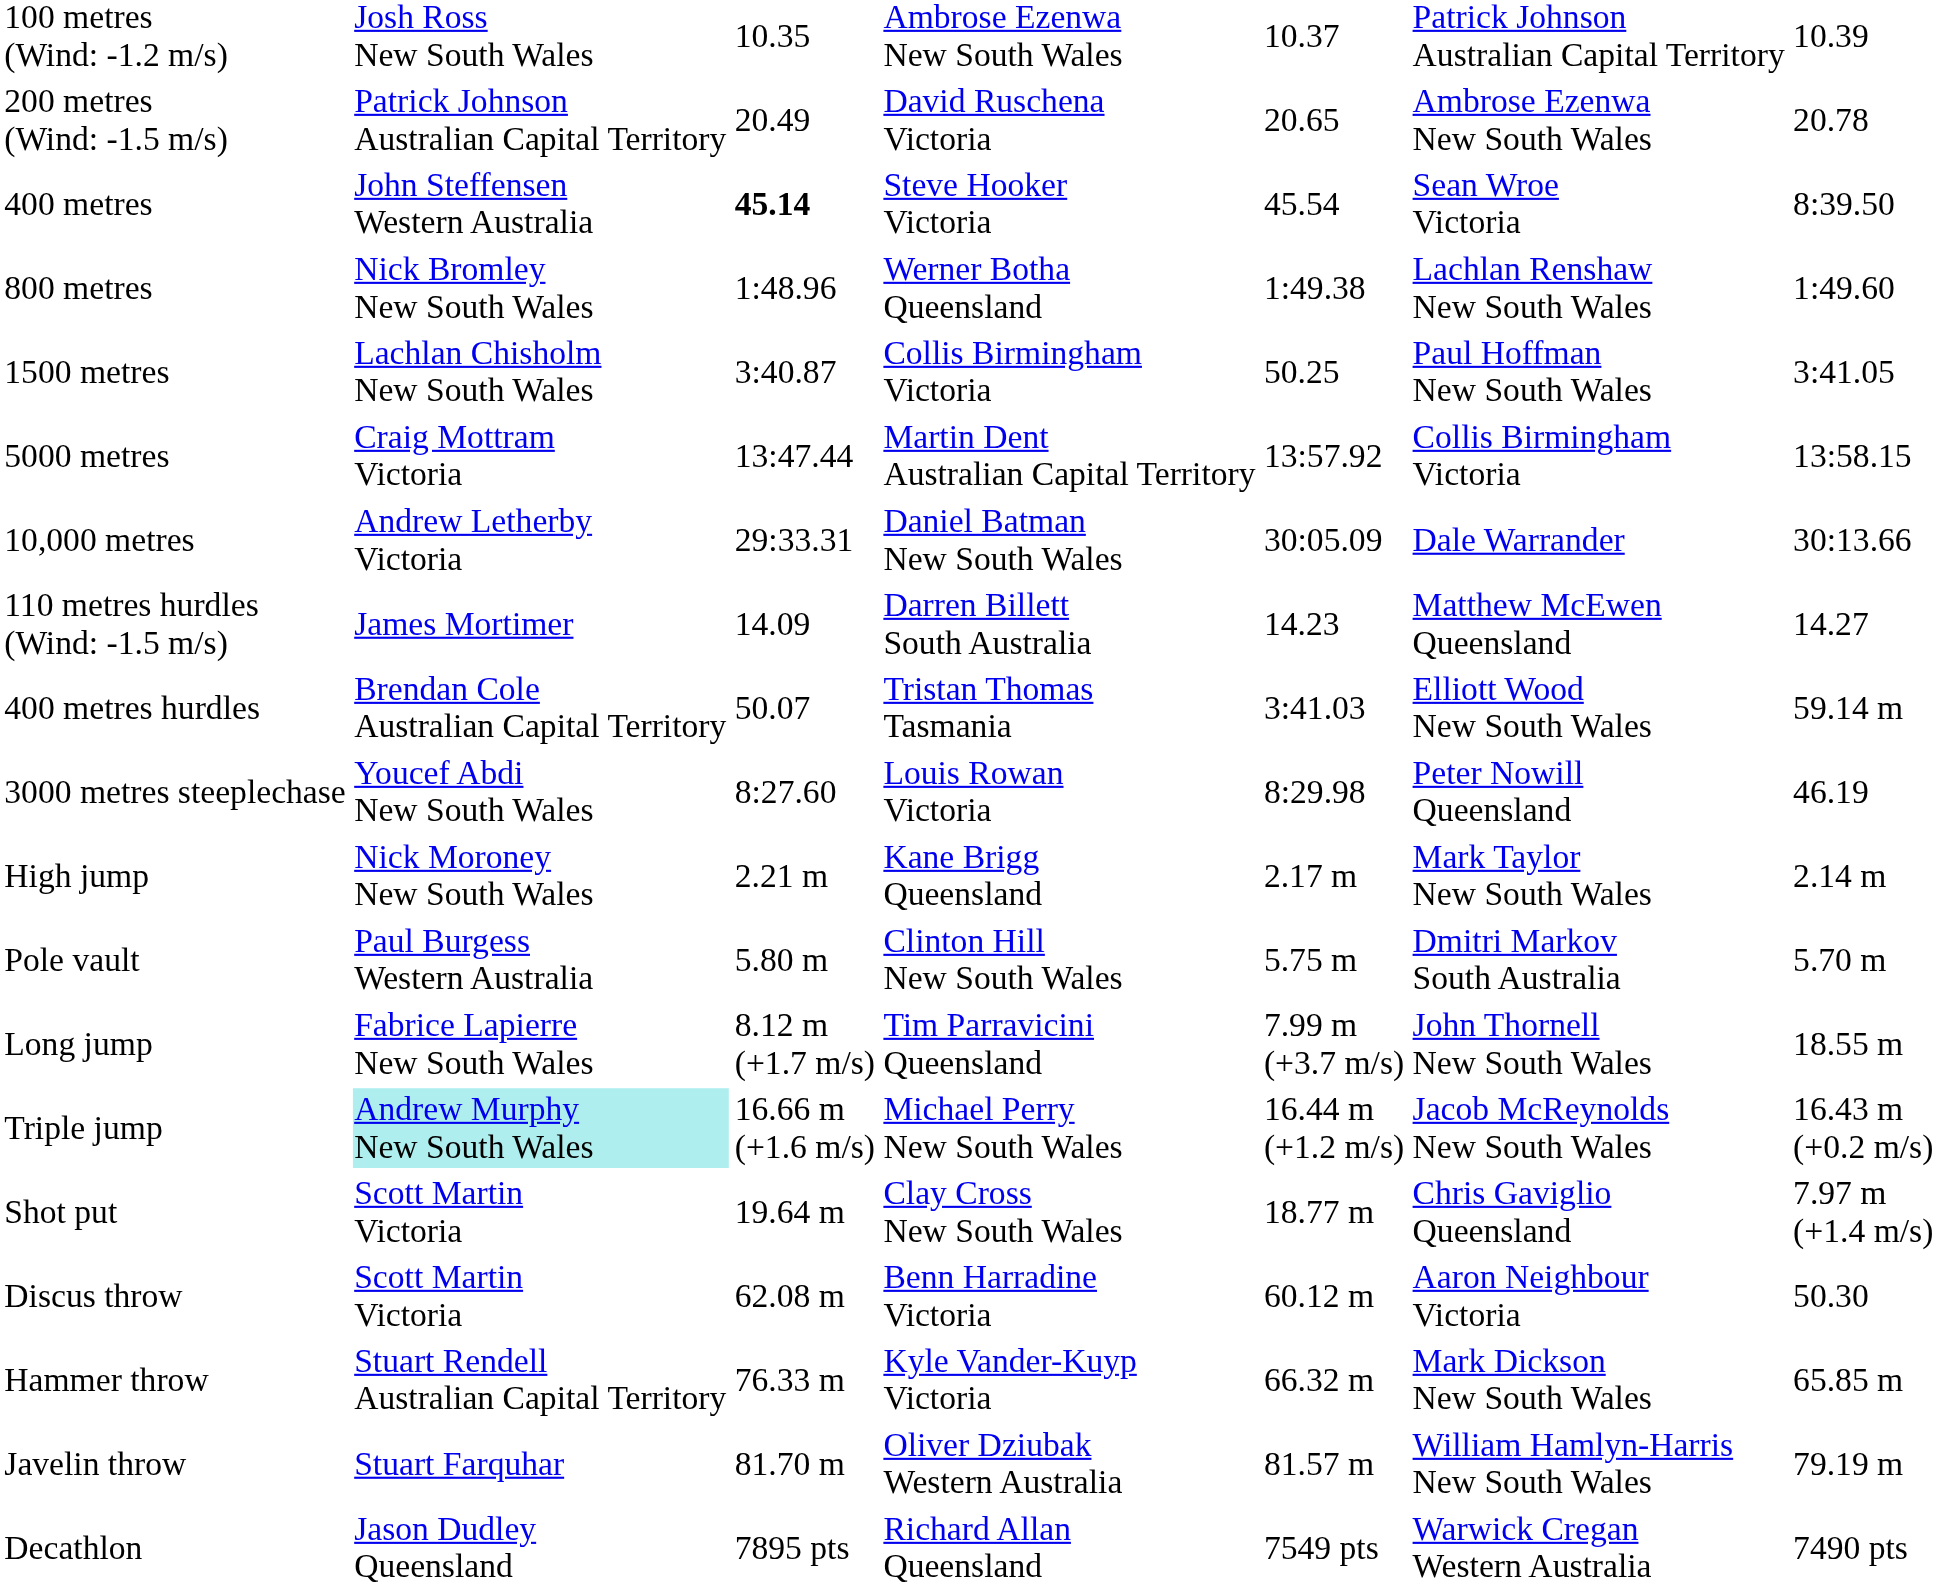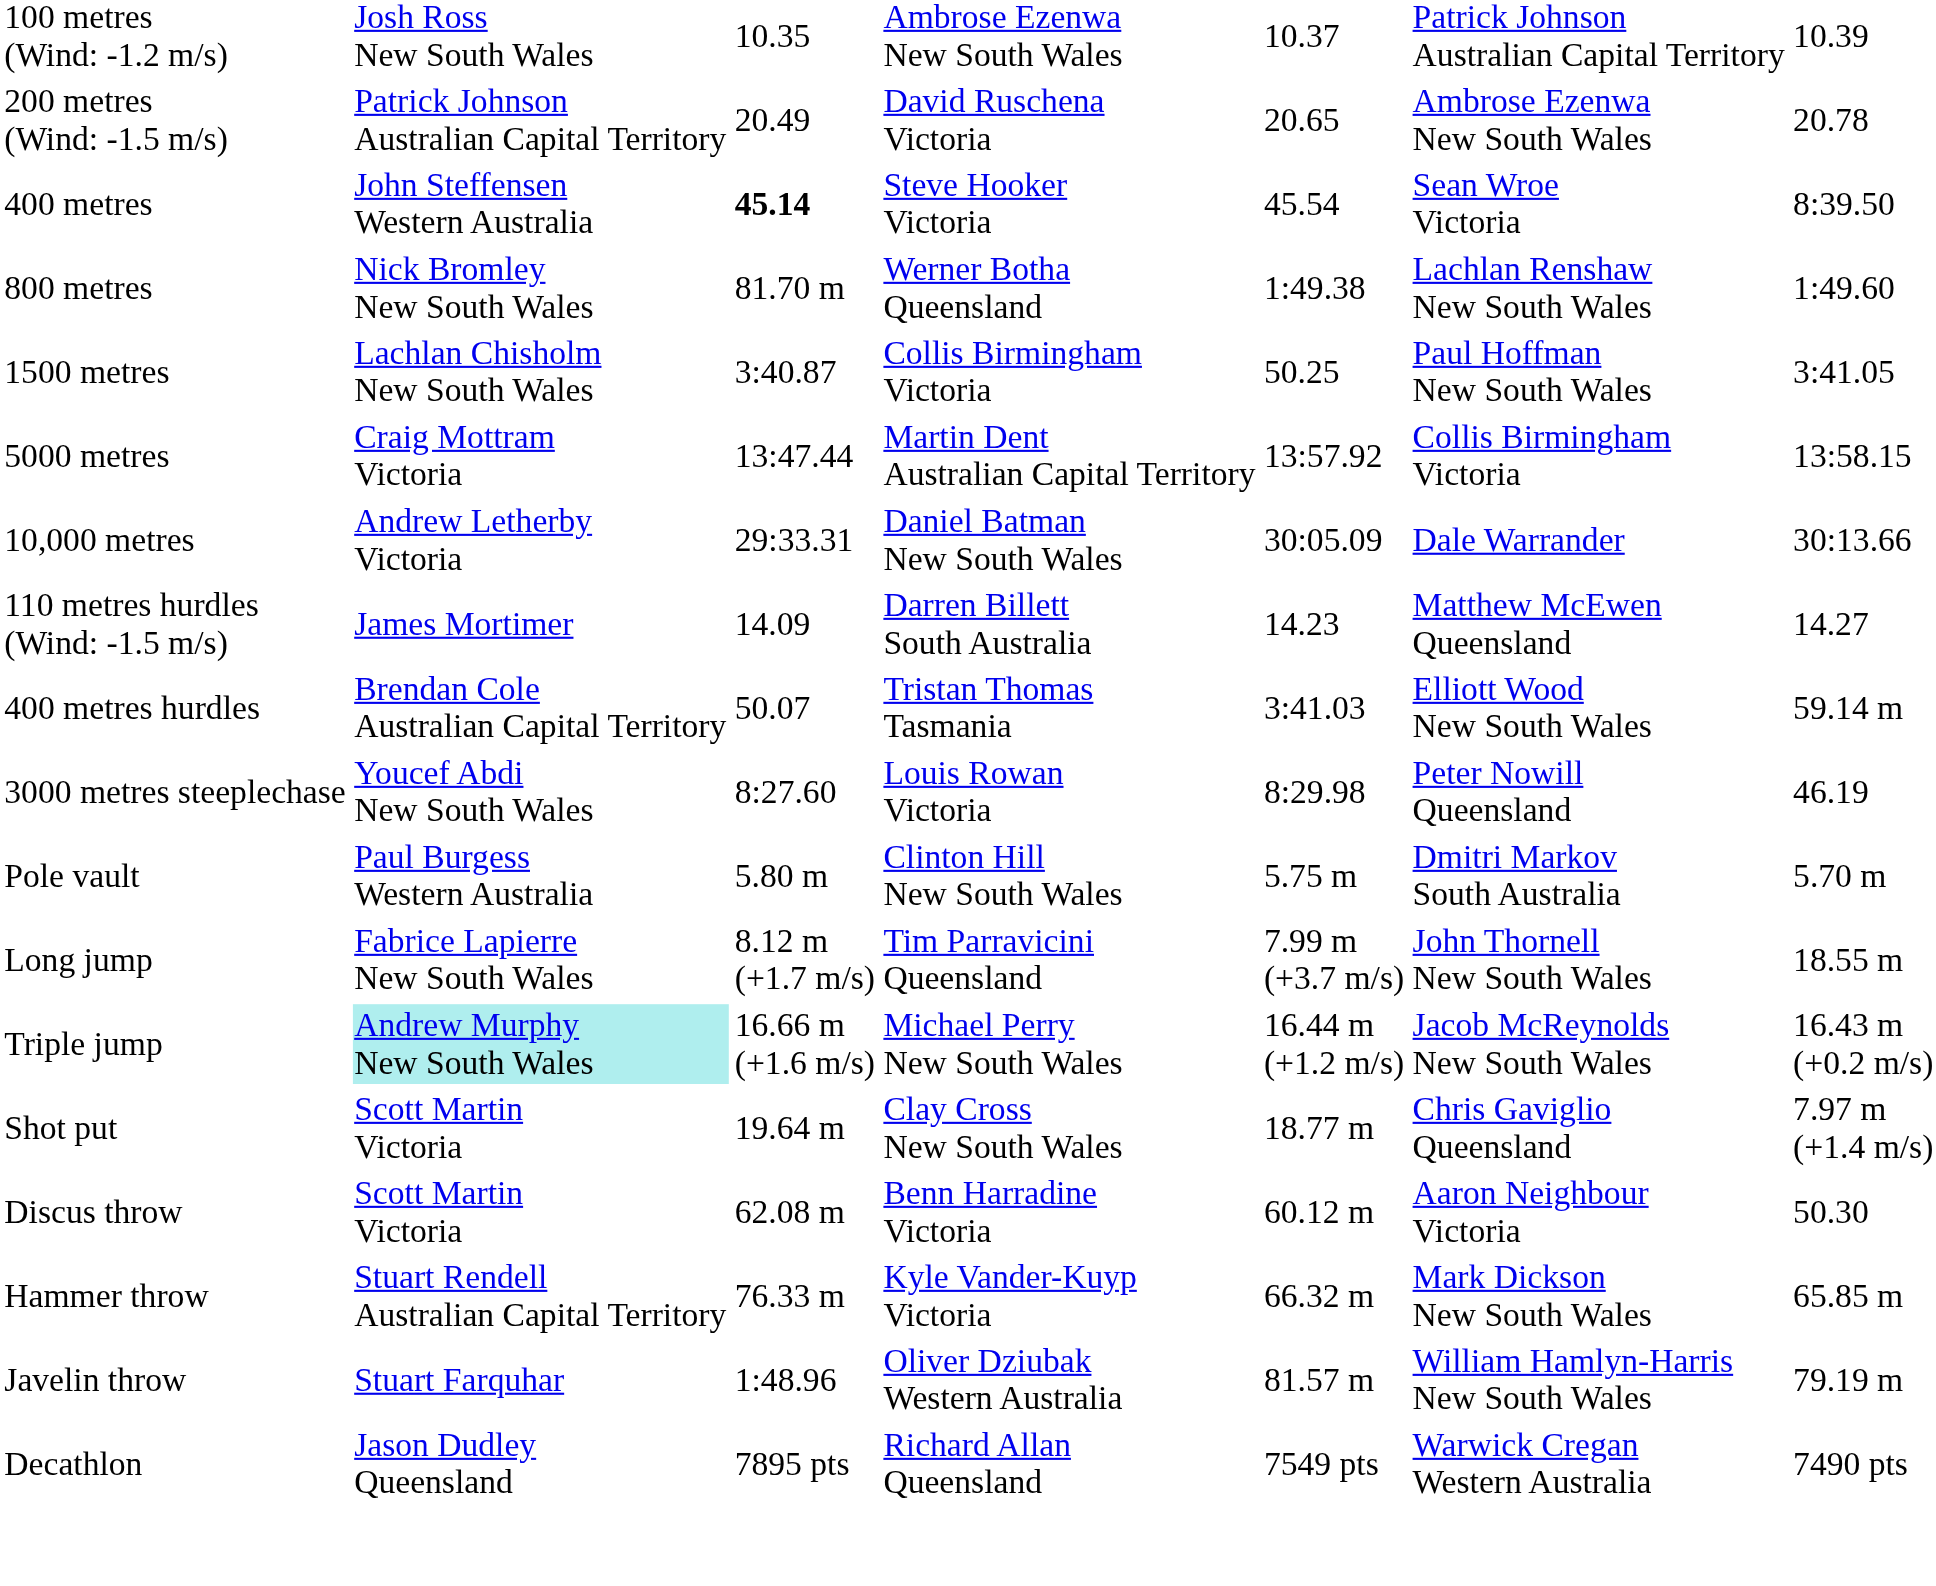(786, 287) 1:48.96 -> (790, 287) 81.70 m
- row: (77, 875)
(790, 1463) 81.70 m -> (786, 1379) 1:48.96
